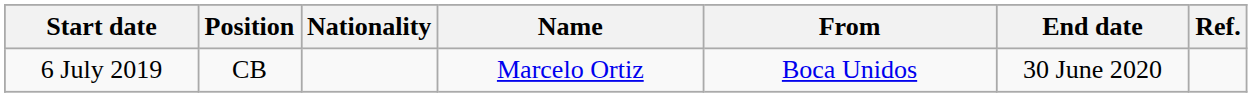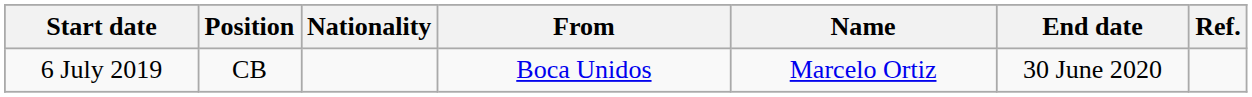columns swapped: (570, 26) <-> (850, 26)
